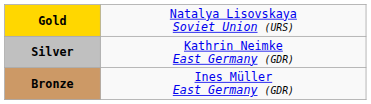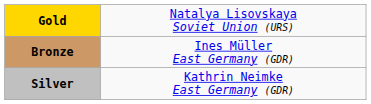rows swapped: (52, 52) <-> (52, 84)
